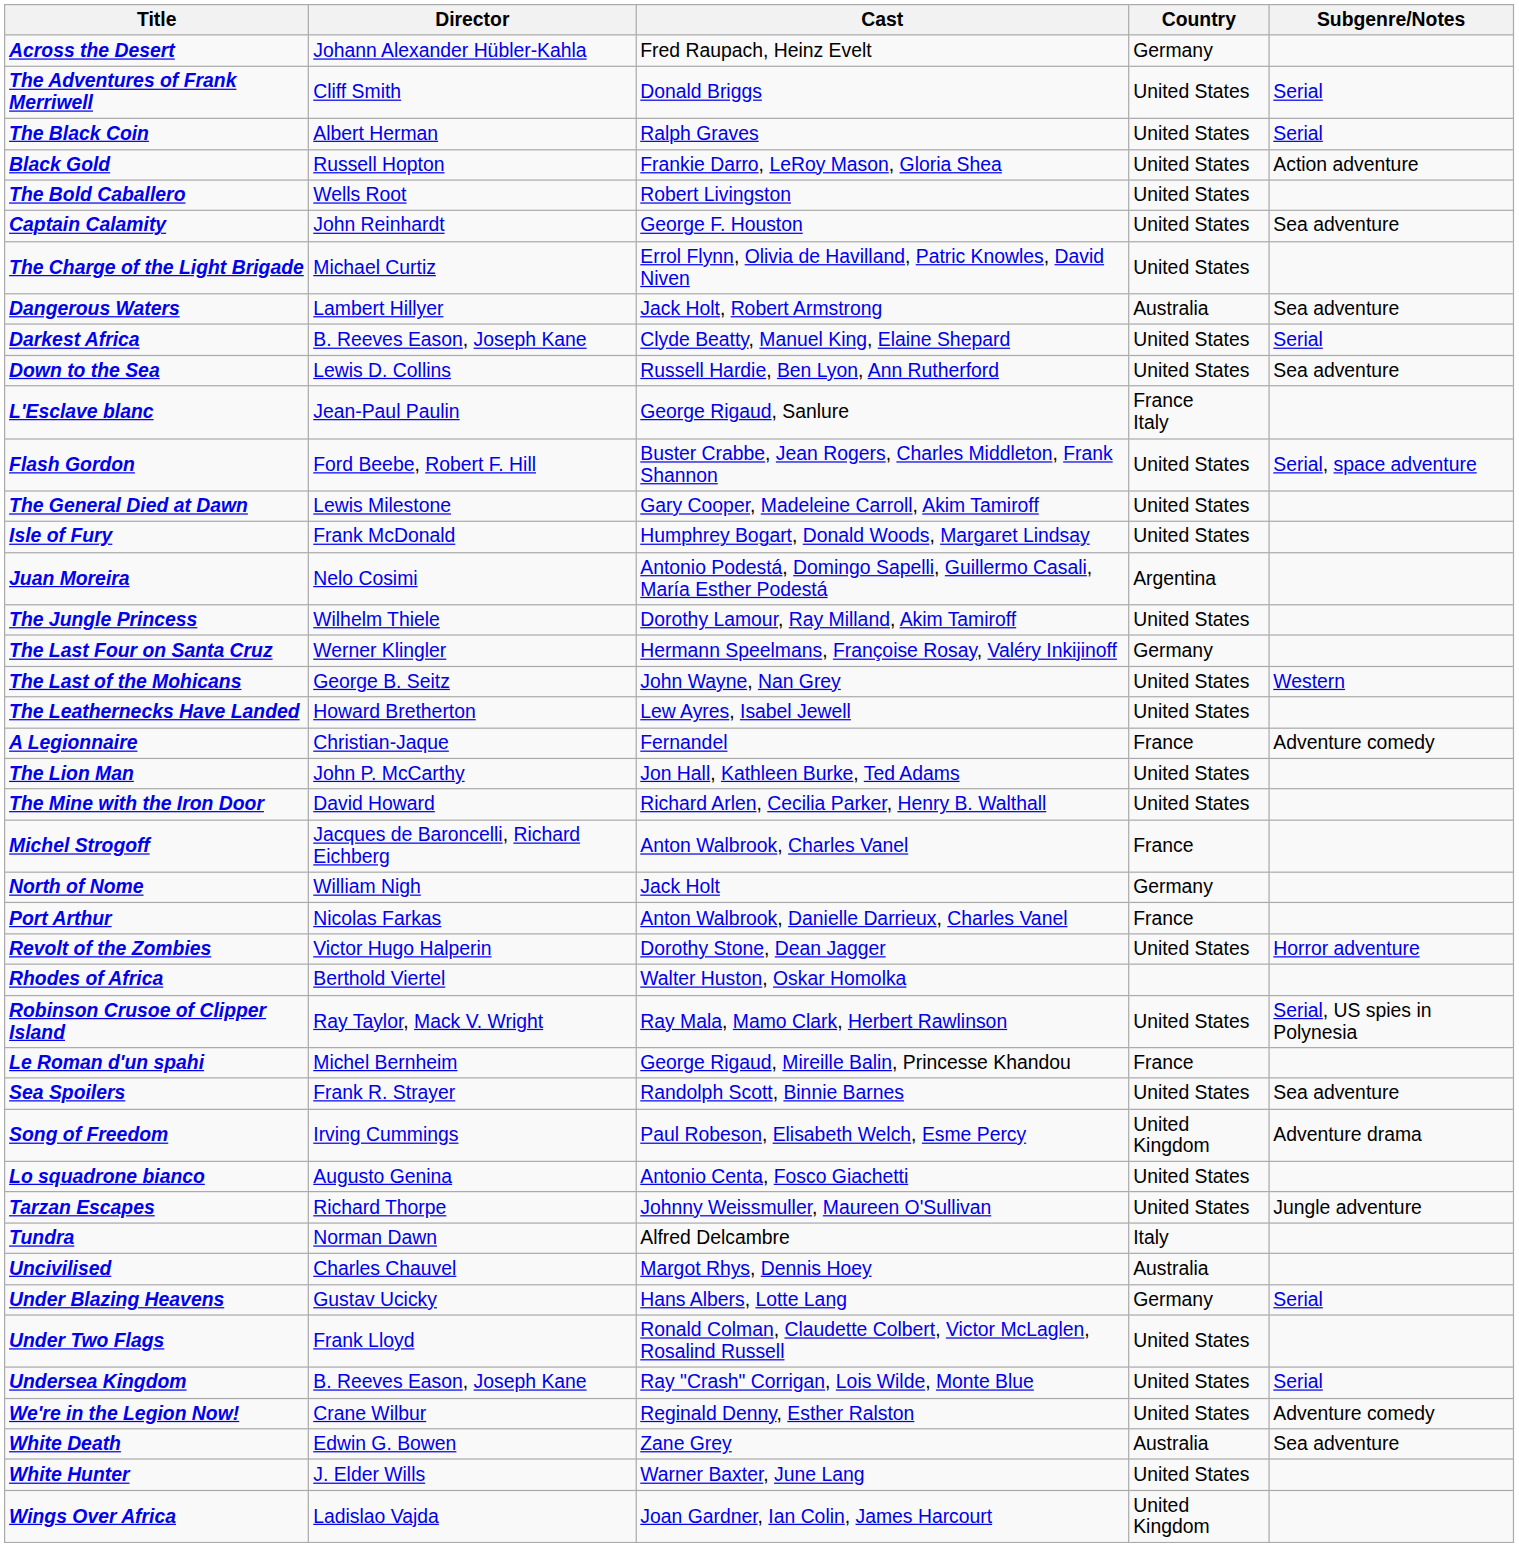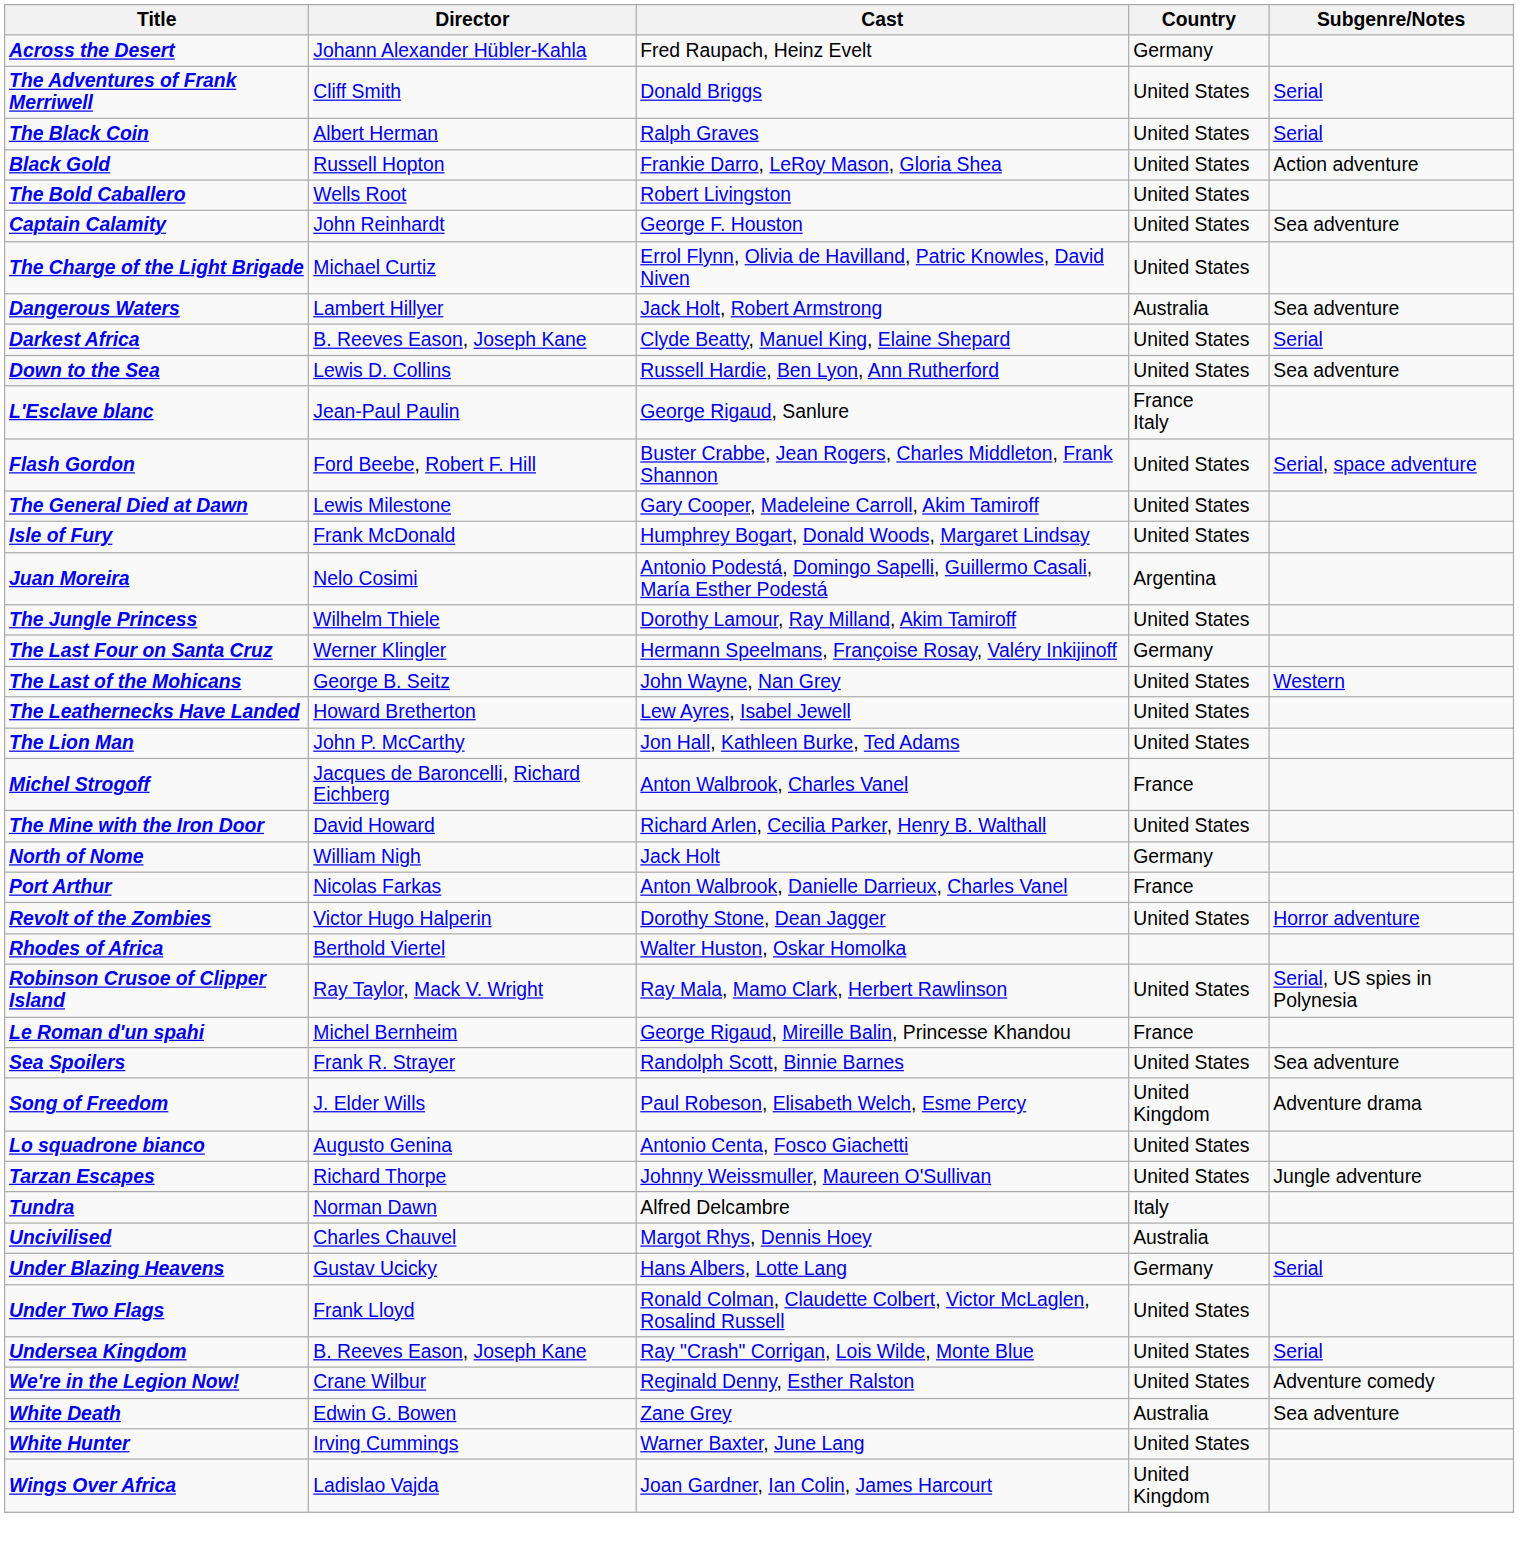- row: (73, 742)
rows swapped: (79, 845) <-> (137, 804)
(386, 1135) Irving Cummings -> (369, 1104) J. Elder Wills
(369, 1474) J. Elder Wills -> (386, 1444) Irving Cummings
